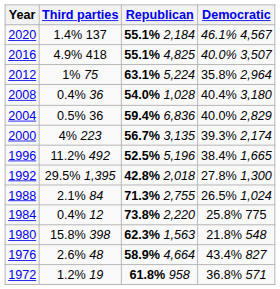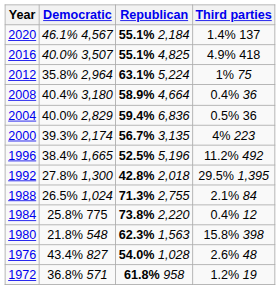columns swapped: (236, 15) <-> (80, 15)
(160, 95) 54.0% 1,028 -> (154, 95) 58.9% 4,664
(160, 255) 58.9% 4,664 -> (154, 255) 54.0% 1,028
